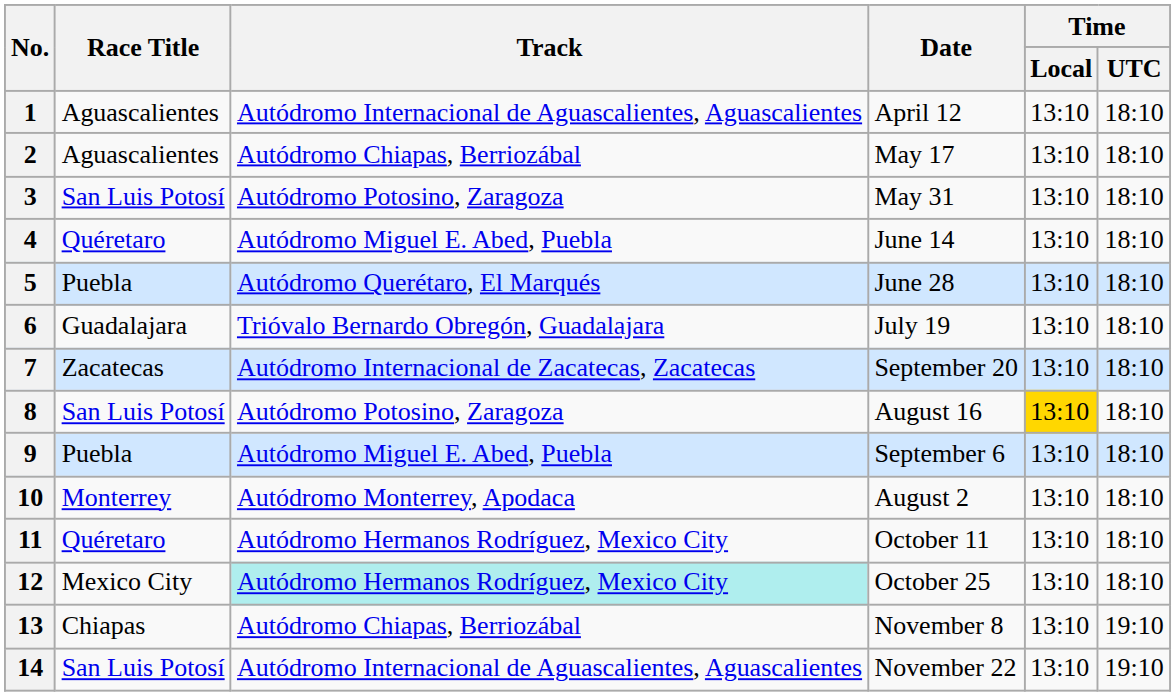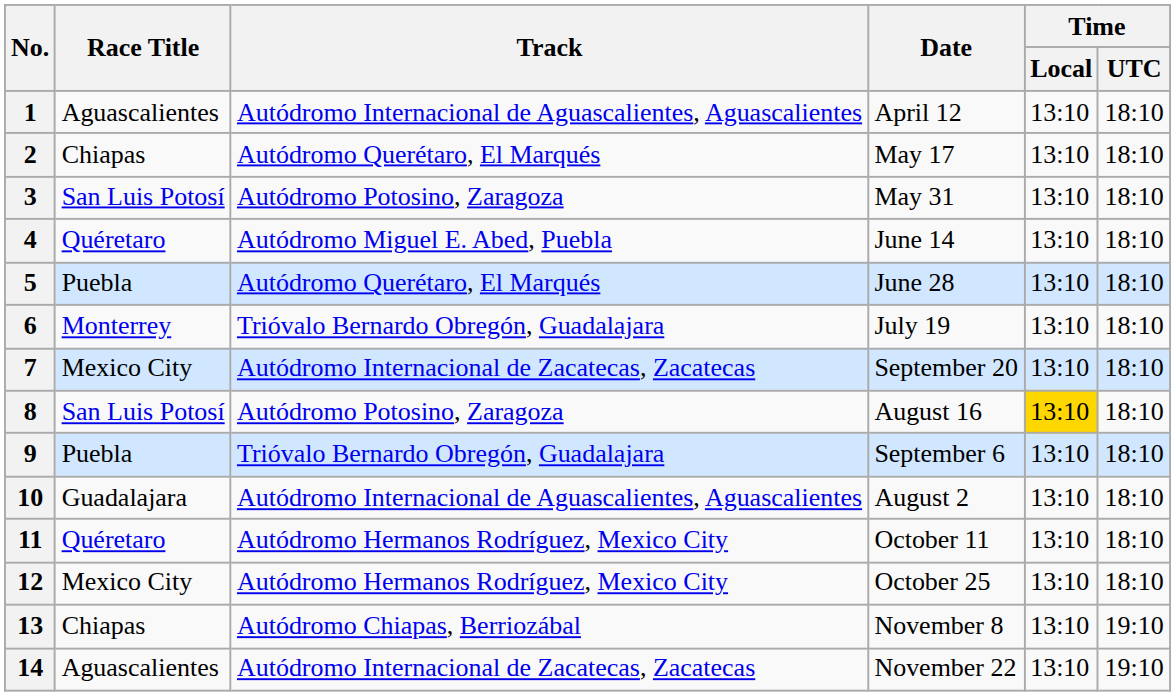(140, 154) Aguascalientes -> (103, 154) Chiapas
(409, 154) Autódromo Chiapas, Berriozábal -> (419, 154) Autódromo Querétaro, El Marqués
(124, 325) Guadalajara -> (116, 325) Monterrey
(113, 368) Zacatecas -> (127, 368) Mexico City
(424, 454) Autódromo Miguel E. Abed, Puebla -> (451, 454) Trióvalo Bernardo Obregón, Guadalajara
(116, 496) Monterrey -> (124, 496) Guadalajara
(406, 496) Autódromo Monterrey, Apodaca -> (550, 496) Autódromo Internacional de Aguascalientes, Aguascalientes
(483, 582) paleturquoise background -> (483, 582) no background
(143, 668) San Luis Potosí -> (140, 668) Aguascalientes
(550, 668) Autódromo Internacional de Aguascalientes, Aguascalientes -> (496, 668) Autódromo Internacional de Zacatecas, Zacatecas
